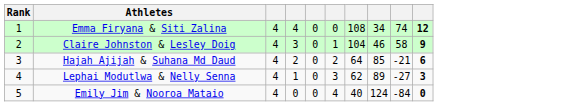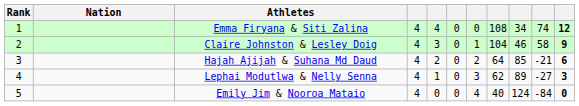+ column: (104, 12)
